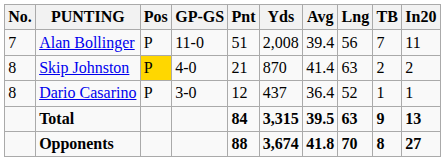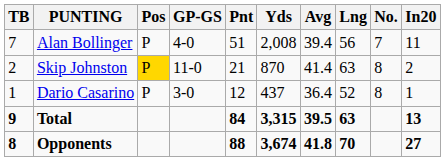columns swapped: (20, 17) <-> (387, 17)
(190, 42) 11-0 -> (184, 42) 4-0
(186, 67) 4-0 -> (187, 67) 11-0
